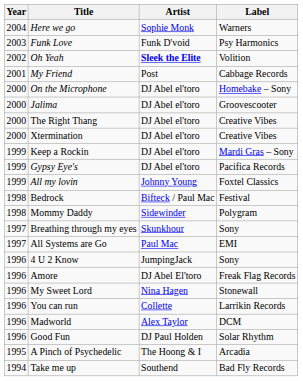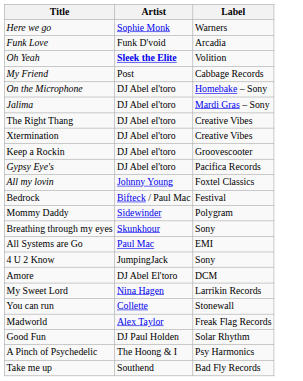- column: (16, 12)
(249, 43) Psy Harmonics -> (210, 43) Arcadia
(248, 105) Groovescooter -> (232, 105) Mardi Gras – Sony
(256, 151) Mardi Gras – Sony -> (224, 151) Groovescooter
(257, 275) Freak Flag Records -> (206, 275) DCM
(239, 290) Stonewall -> (228, 290) Larrikin Records
(252, 306) Larrikin Records -> (215, 306) Stonewall
(230, 321) DCM -> (233, 321) Freak Flag Records
(234, 352) Arcadia -> (225, 352) Psy Harmonics
